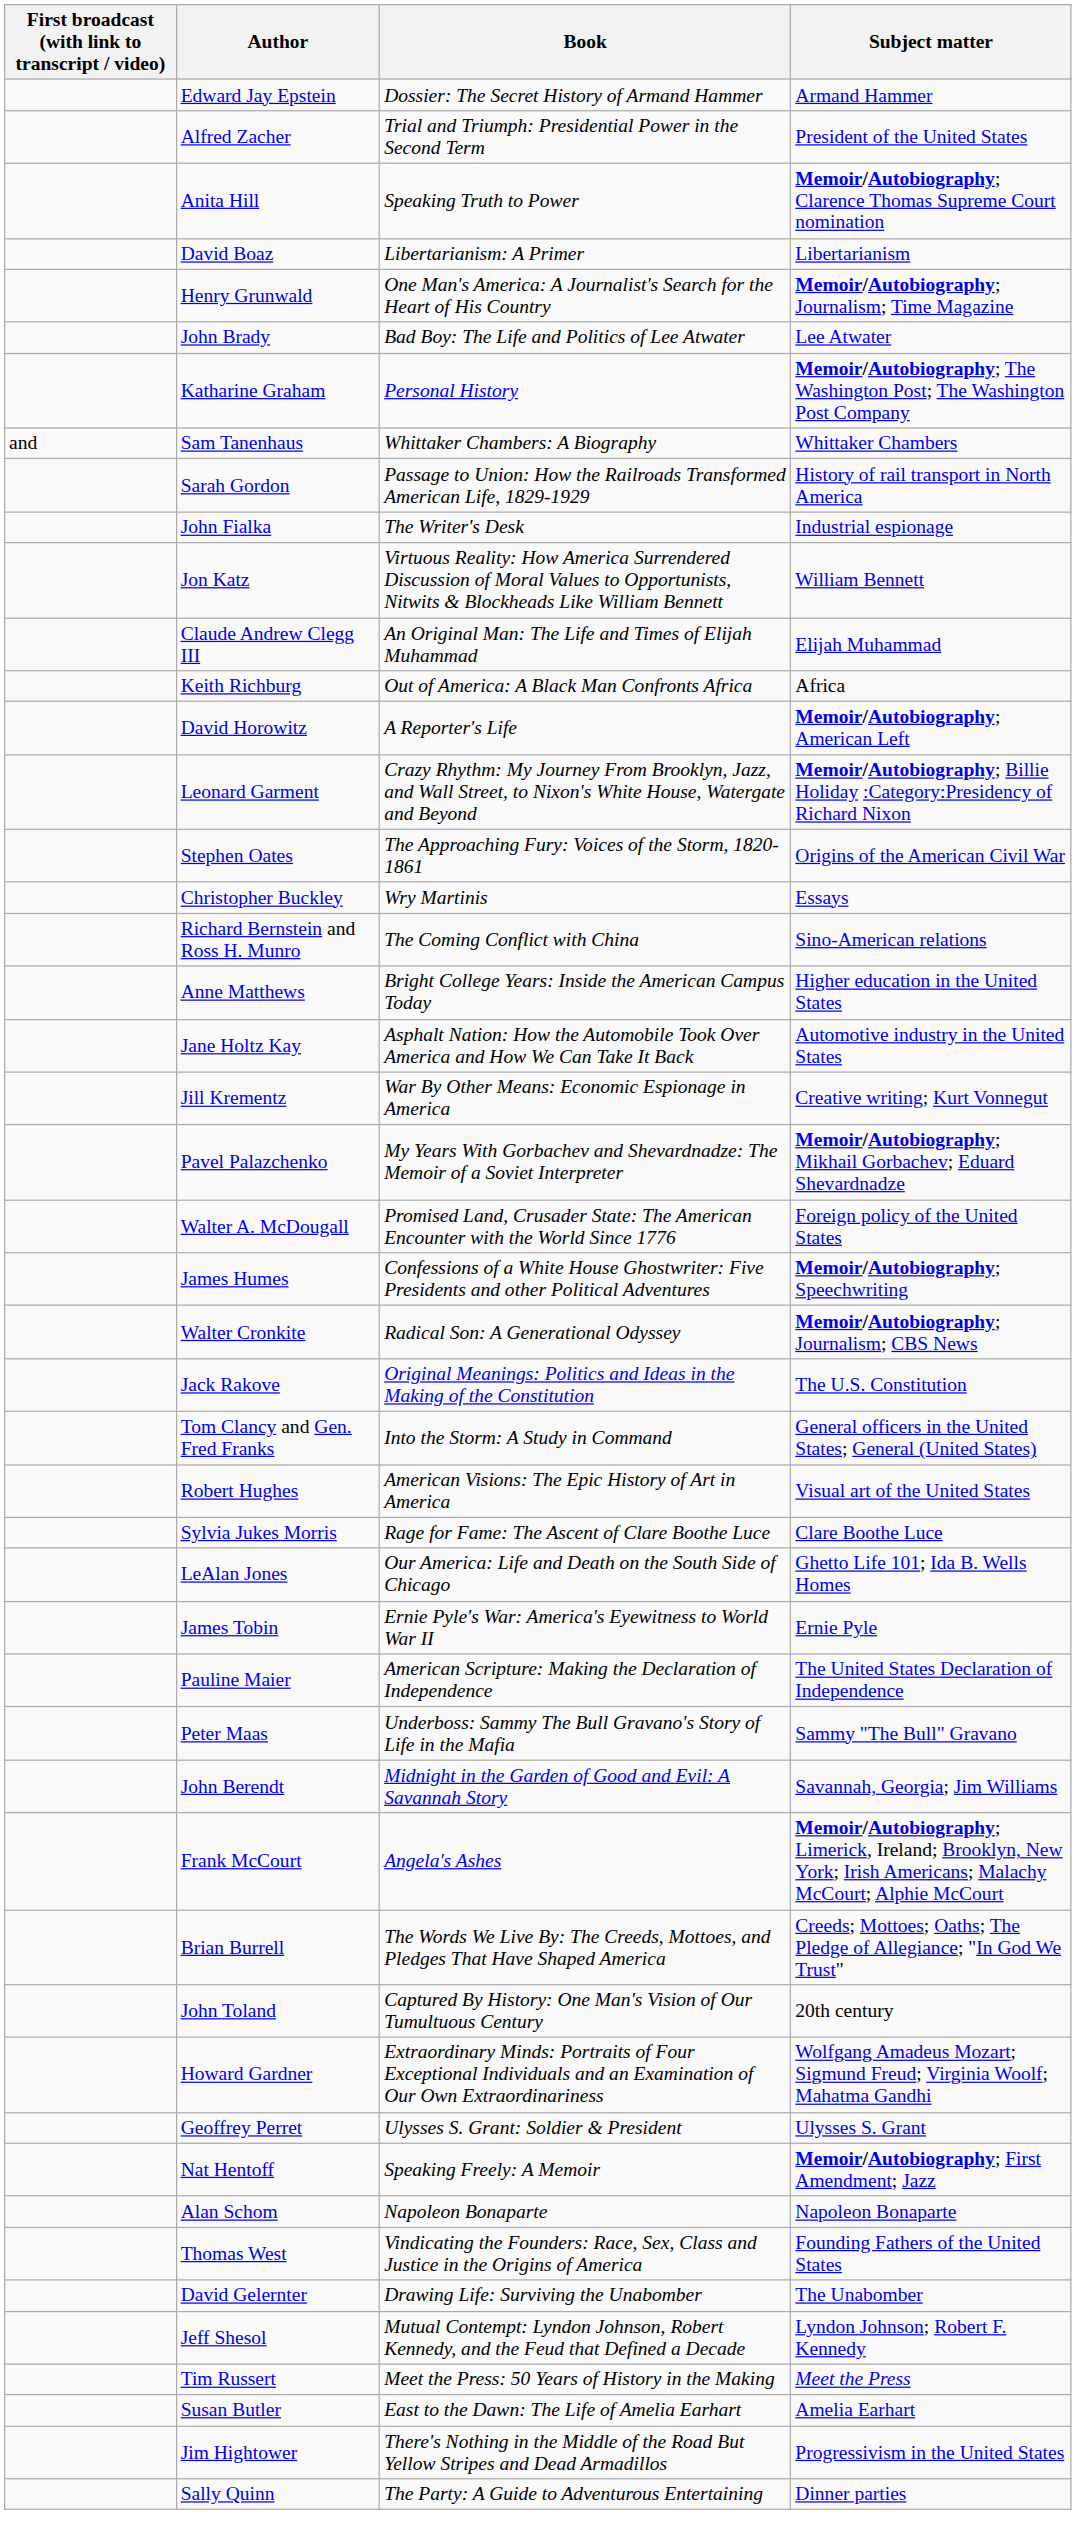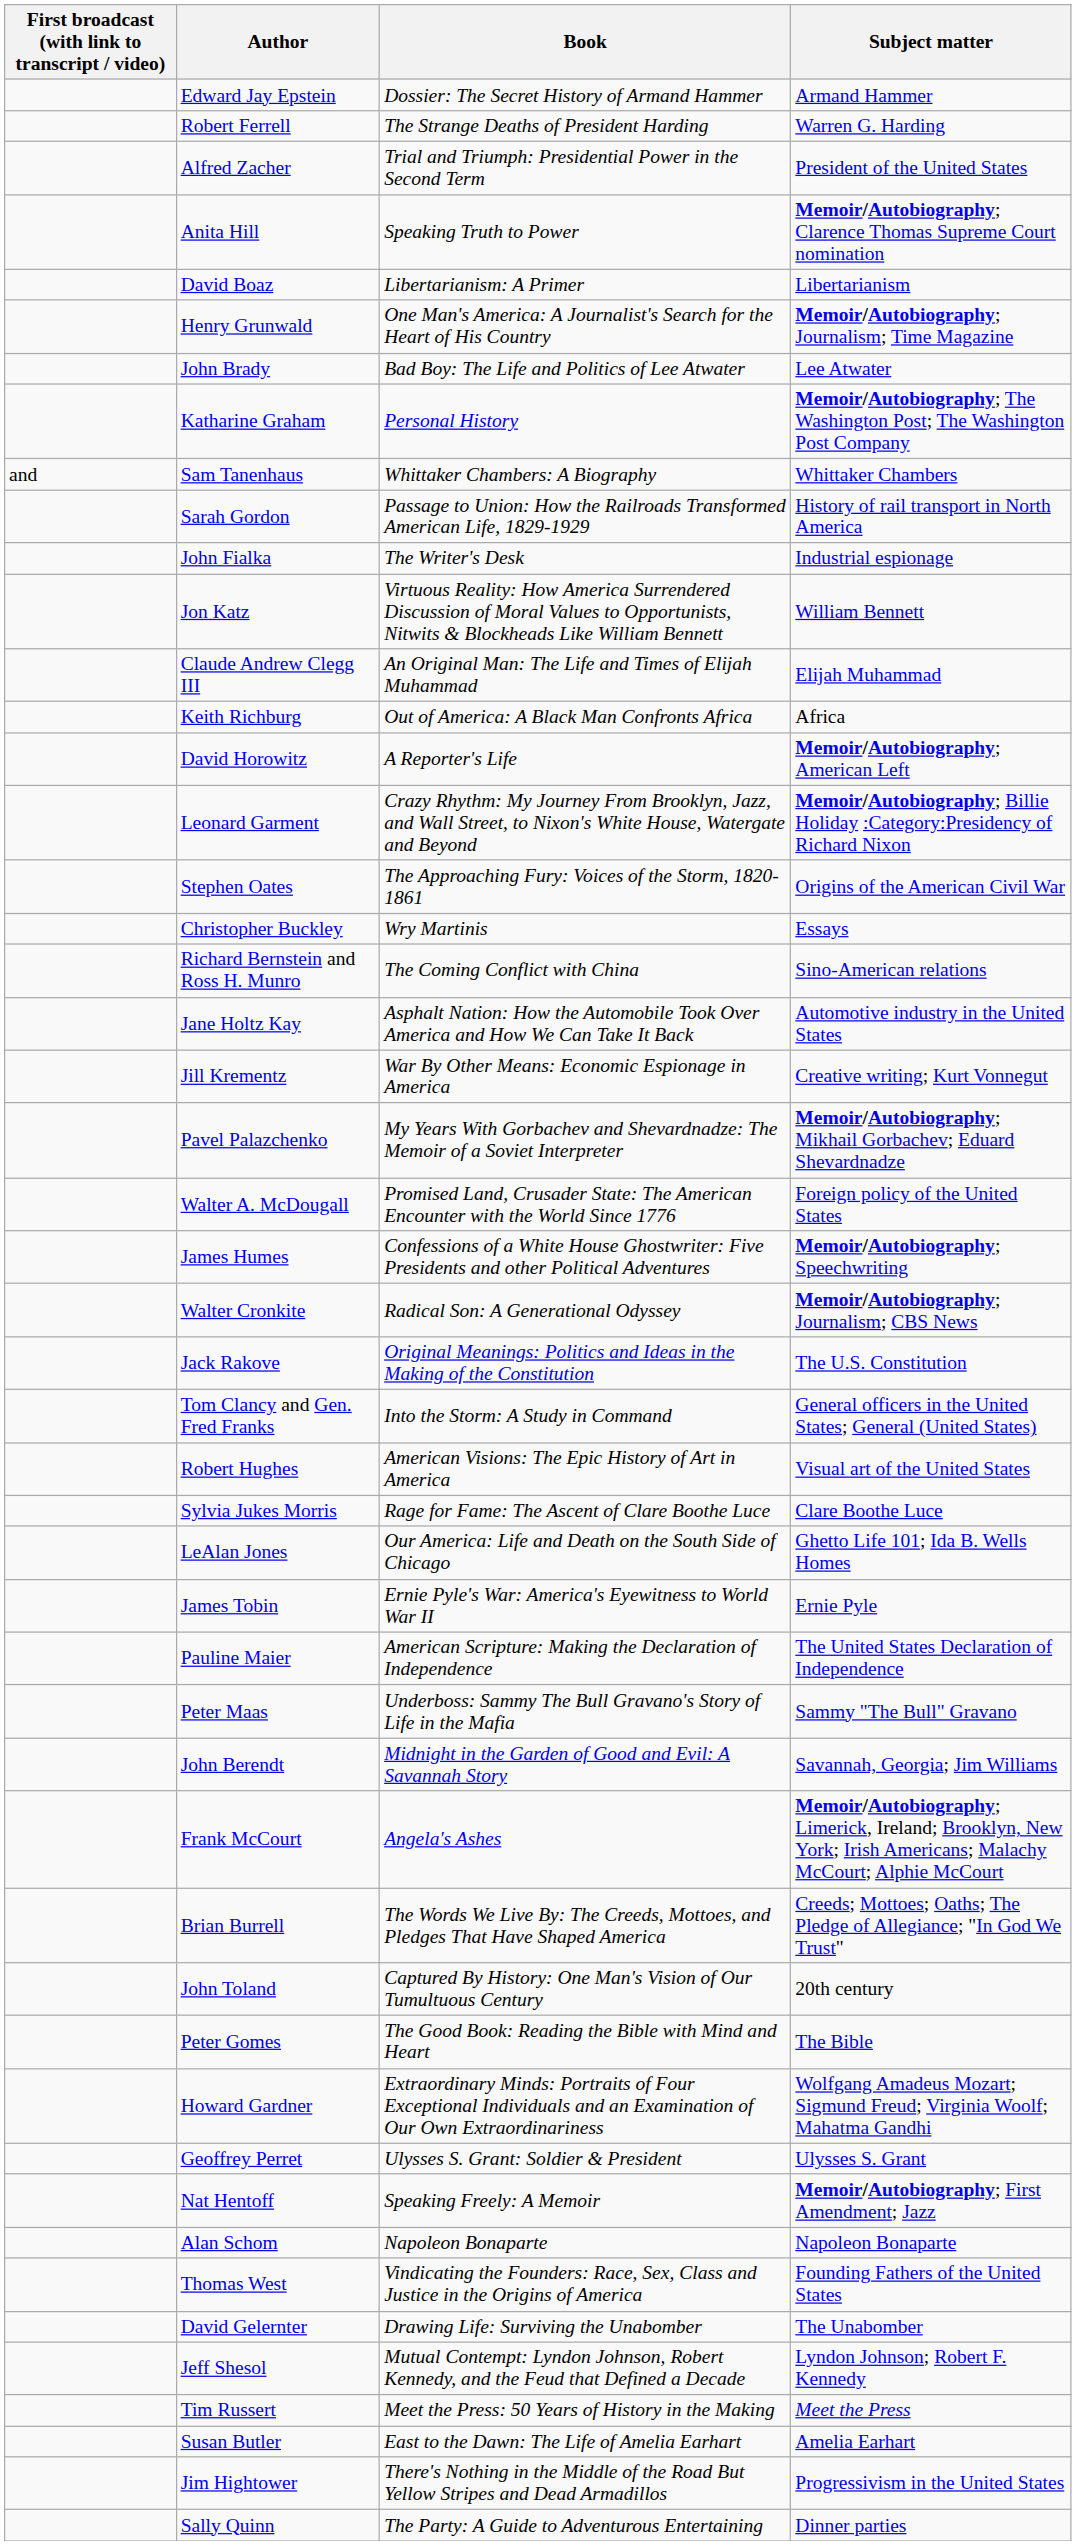+ row: (236, 125)
- row: (243, 992)
+ row: (231, 2041)
